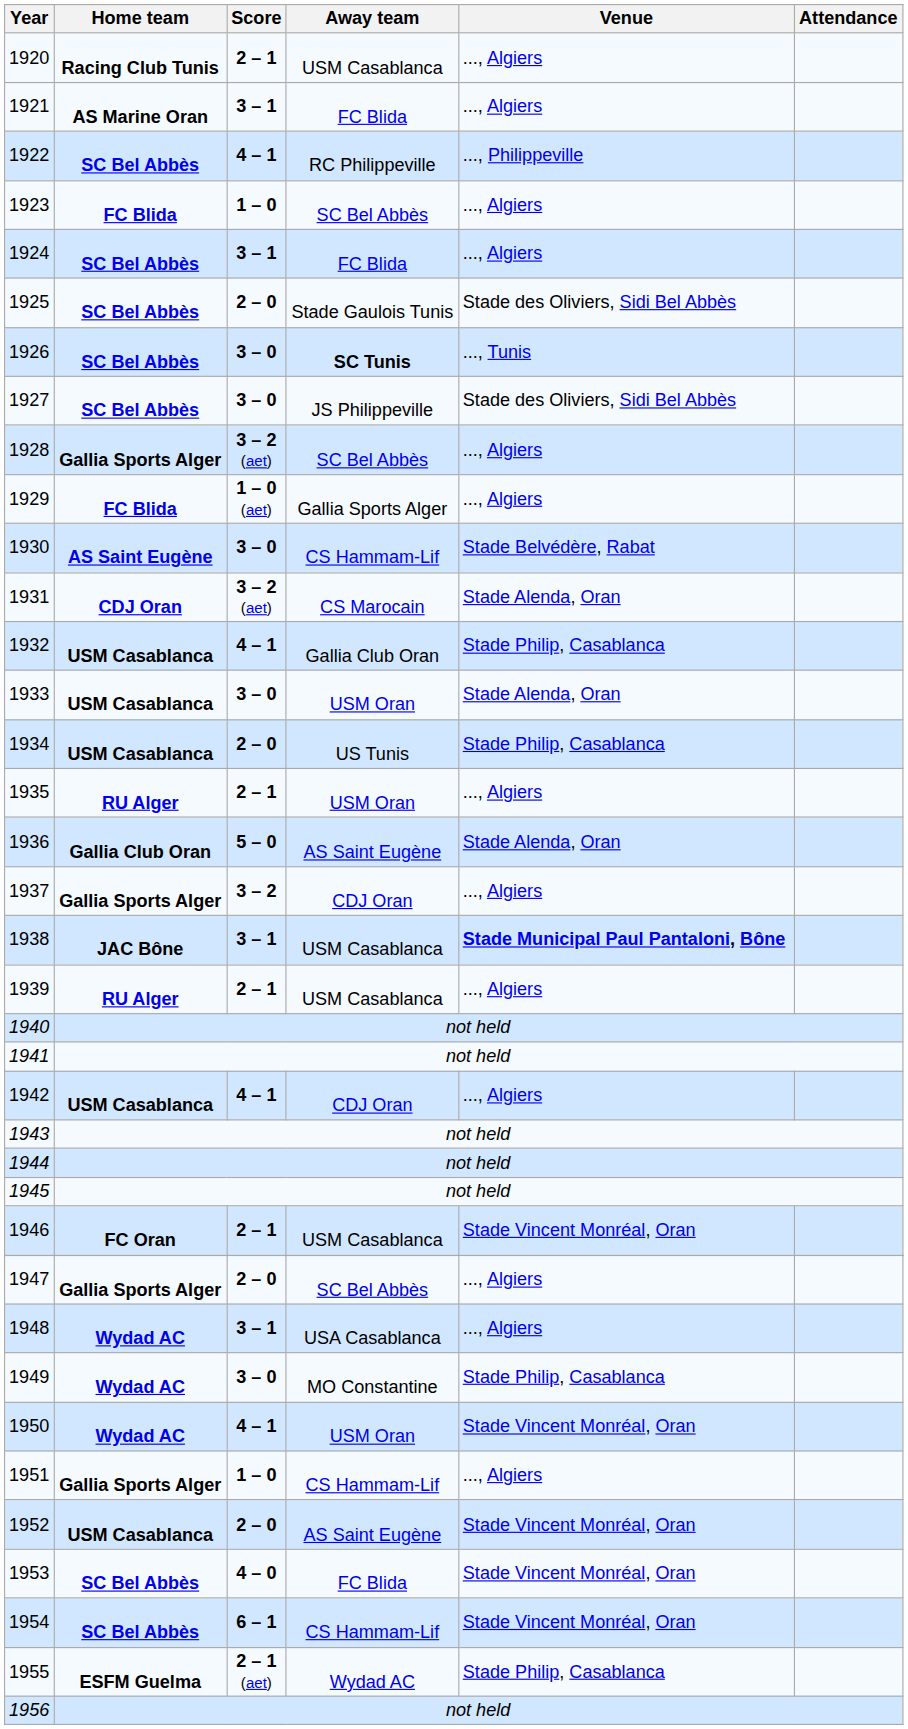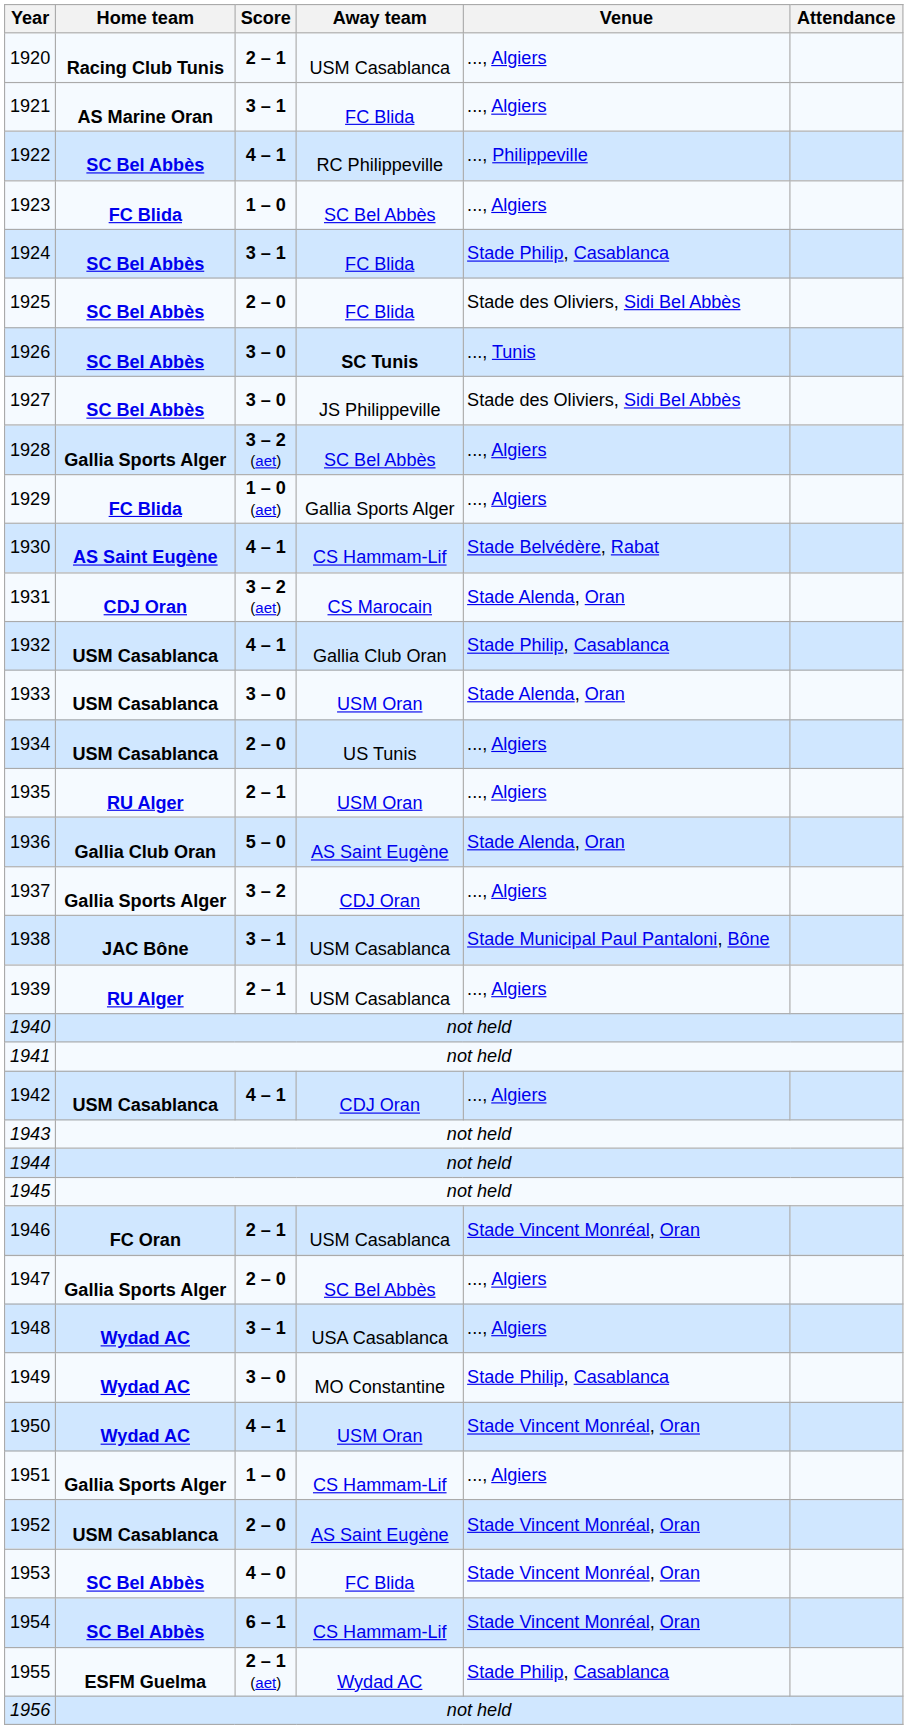(502, 253) ..., Algiers -> (568, 253) Stade Philip, Casablanca
(372, 312) Stade Gaulois Tunis -> (380, 312) FC Blida
(256, 547) 3 – 0 -> (266, 547) 4 – 1
(564, 743) Stade Philip, Casablanca -> (507, 743) ..., Algiers
(624, 939) bold -> (618, 939) normal
